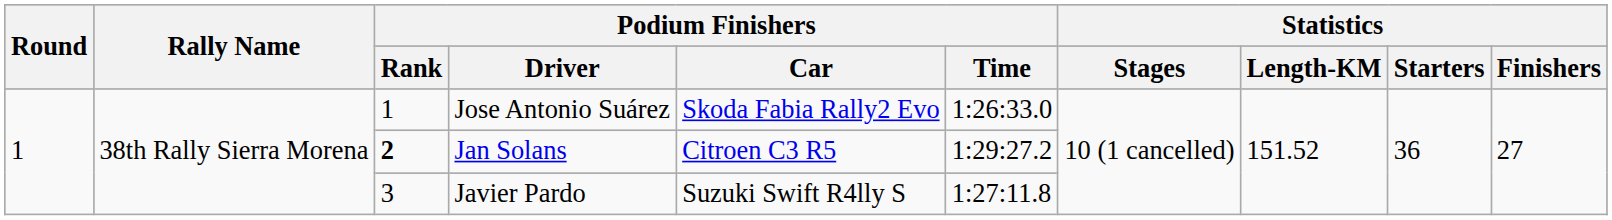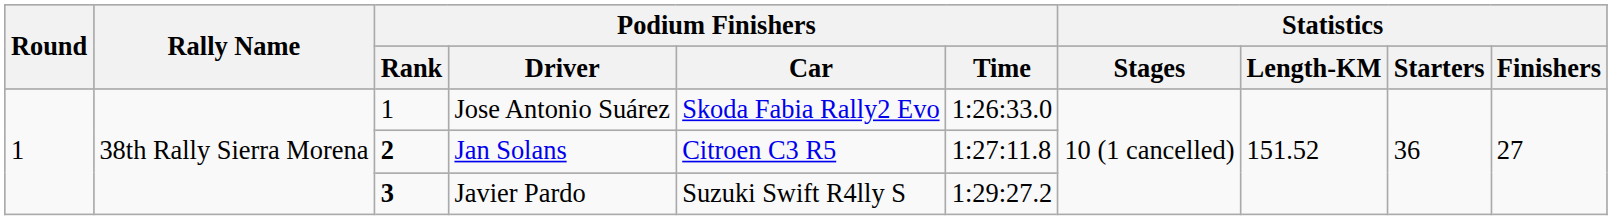(1002, 151) 1:29:27.2 -> (1001, 151) 1:27:11.8
(387, 192) normal -> (387, 192) bold
(1001, 192) 1:27:11.8 -> (1002, 192) 1:29:27.2
